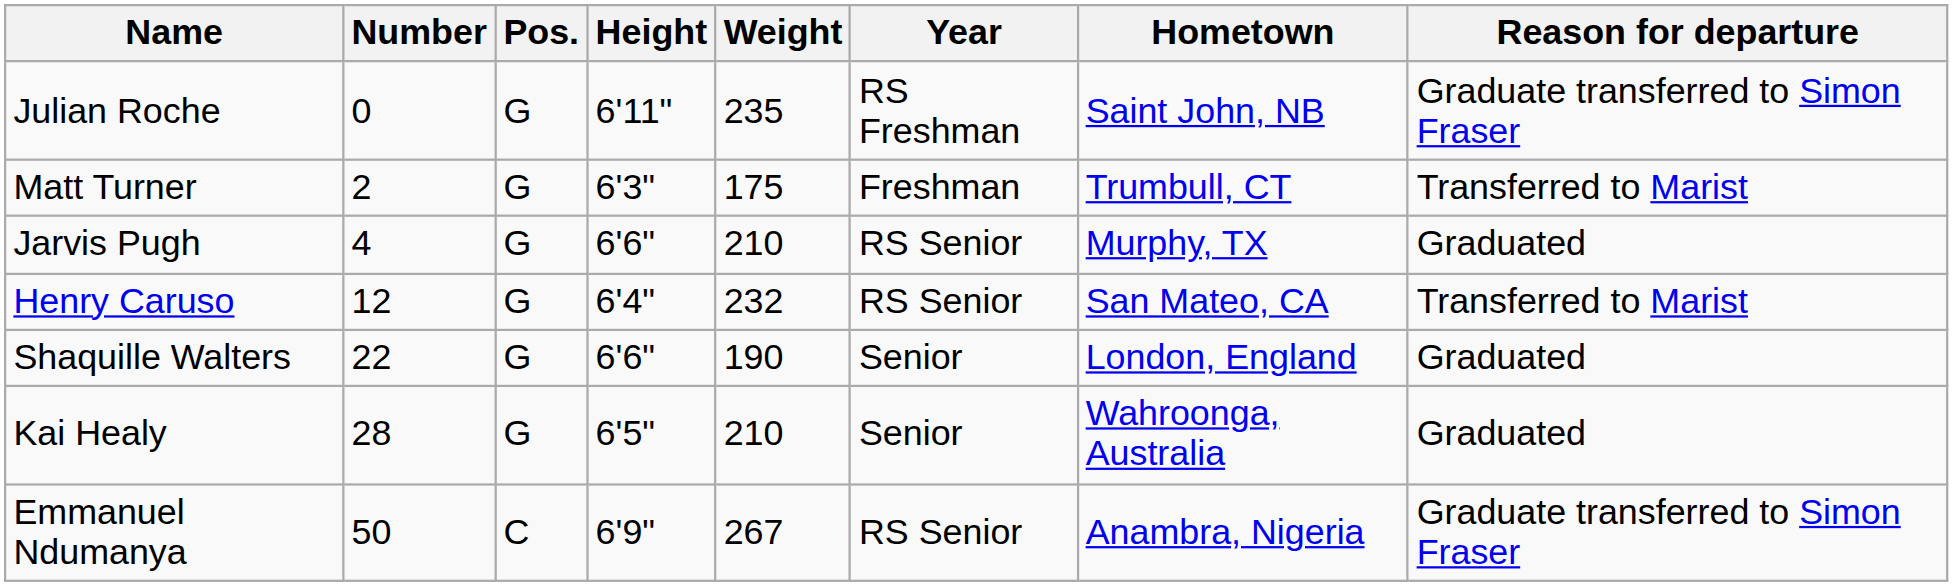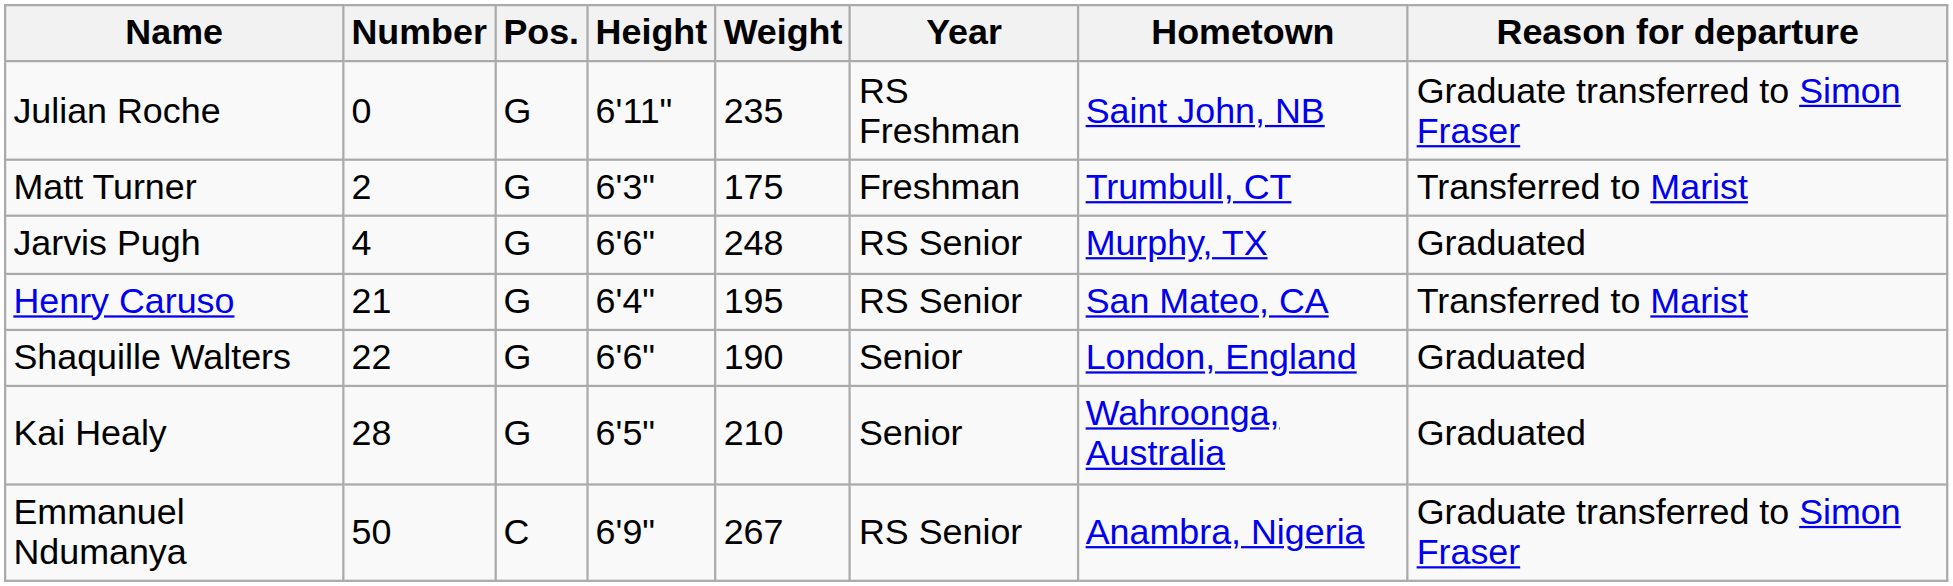(754, 243) 210 -> (754, 243) 248
(371, 300) 12 -> (371, 300) 21
(754, 300) 232 -> (754, 300) 195
